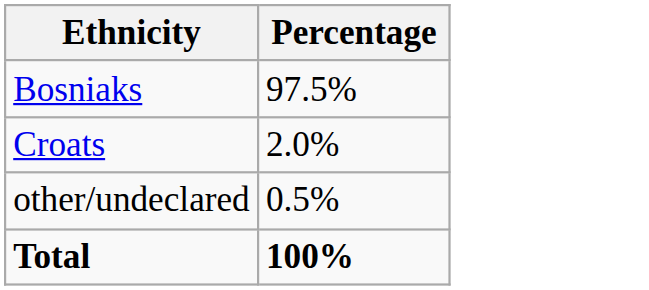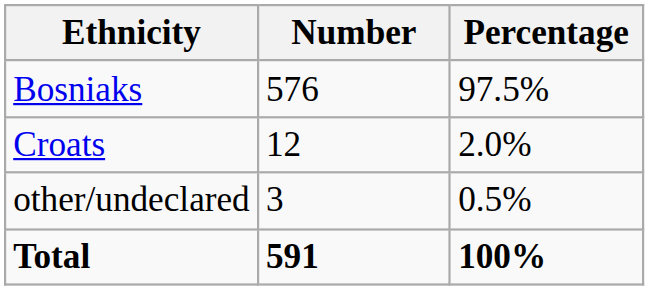+ column: (354, 32)
